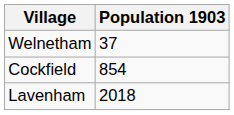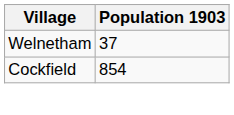- row: (47, 95)
